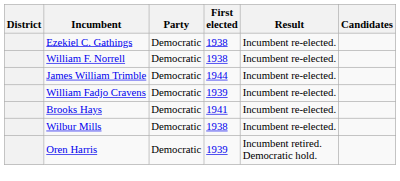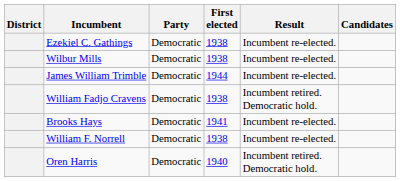rows swapped: (74, 127) <-> (86, 59)
(217, 93) 1939 -> (217, 99) 1938
(289, 93) Incumbent re-elected. -> (282, 99) Incumbent retired. Democratic hold.
(217, 150) 1939 -> (217, 162) 1940
